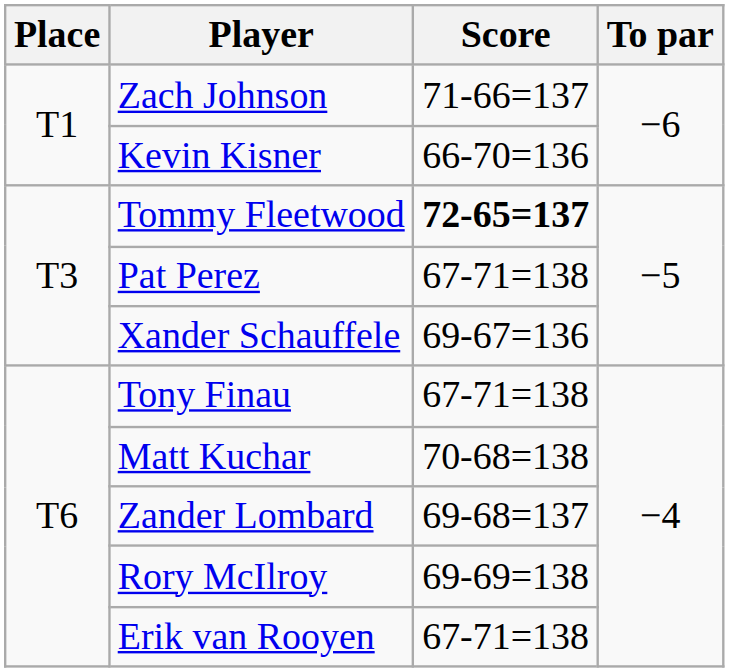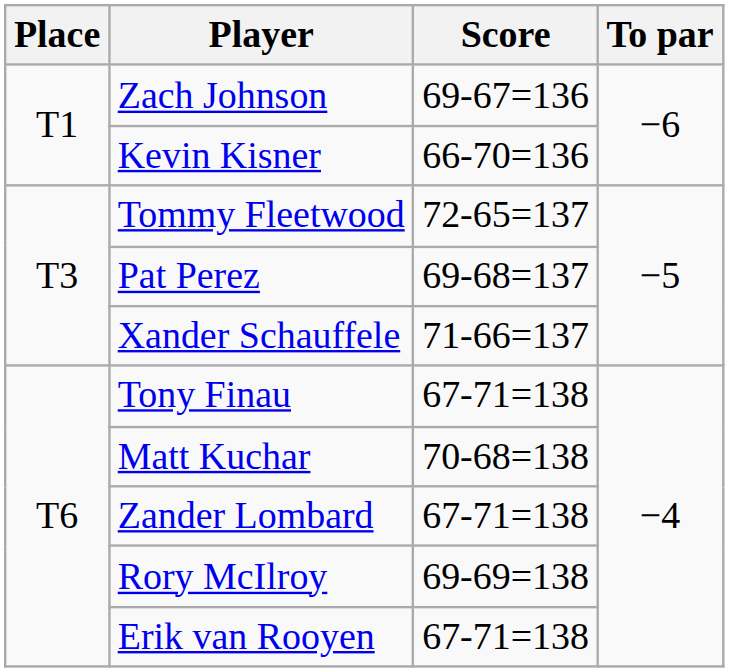(506, 94) 71-66=137 -> (506, 94) 69-67=136
(506, 214) bold -> (506, 214) normal
(506, 275) 67-71=138 -> (506, 275) 69-68=137
(506, 335) 69-67=136 -> (506, 335) 71-66=137
(506, 515) 69-68=137 -> (506, 515) 67-71=138
